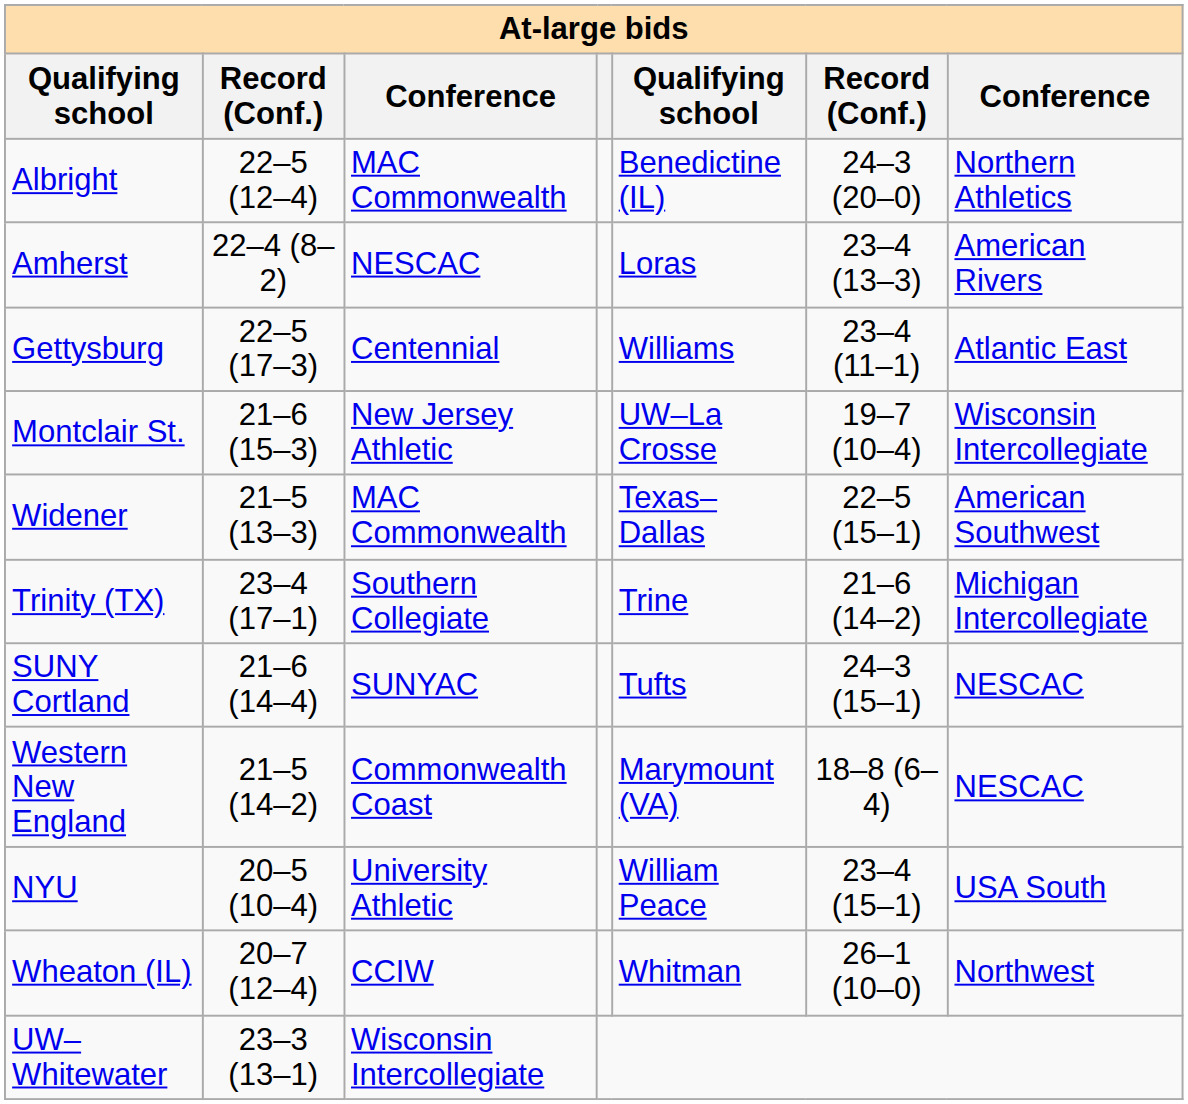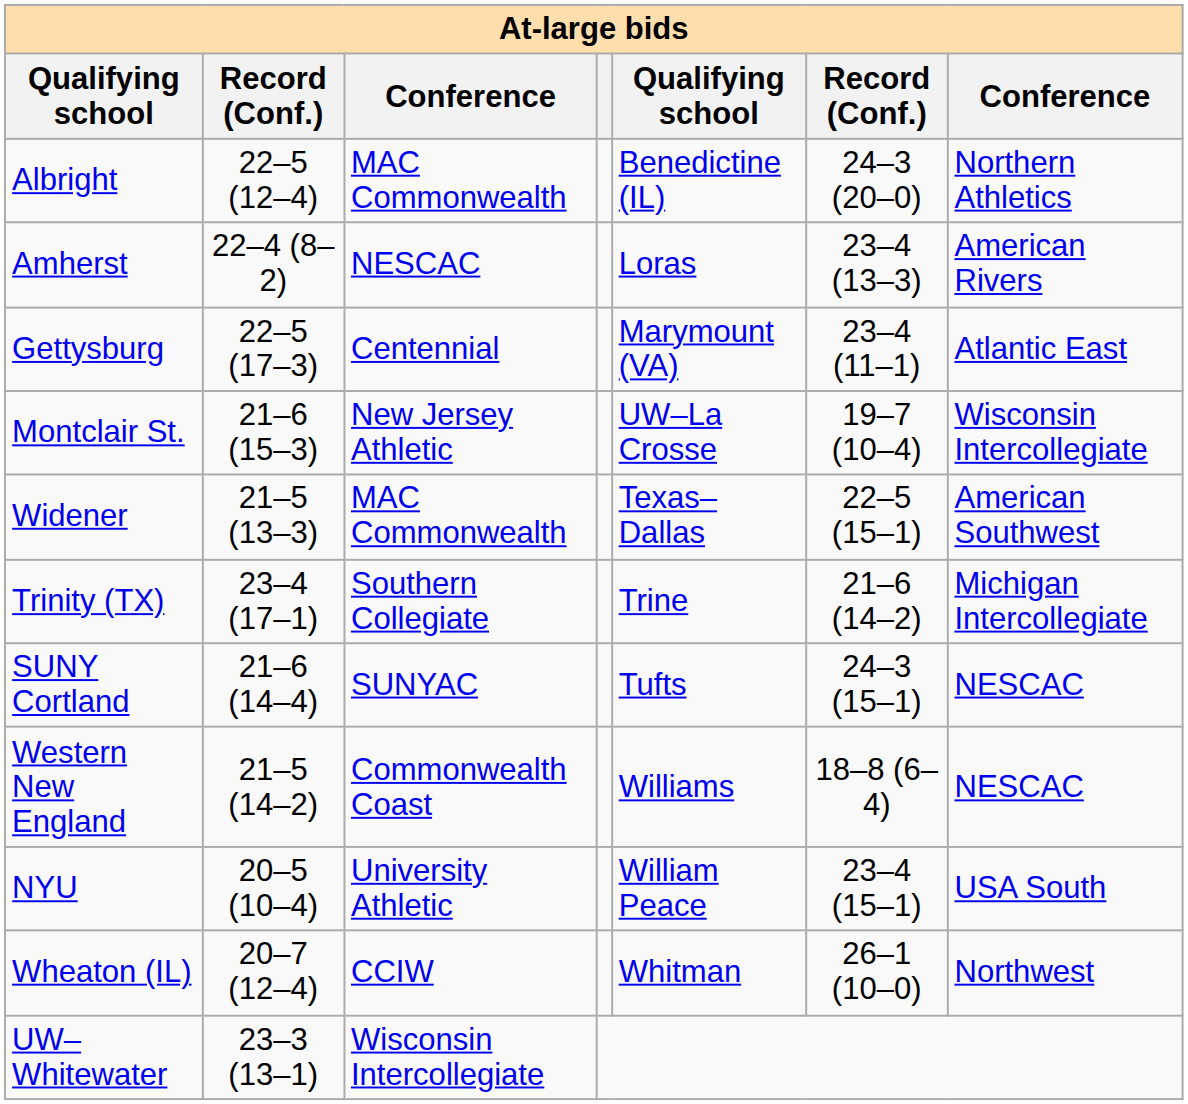(676, 348) Williams -> (696, 348) Marymount (VA)
(696, 786) Marymount (VA) -> (676, 786) Williams
